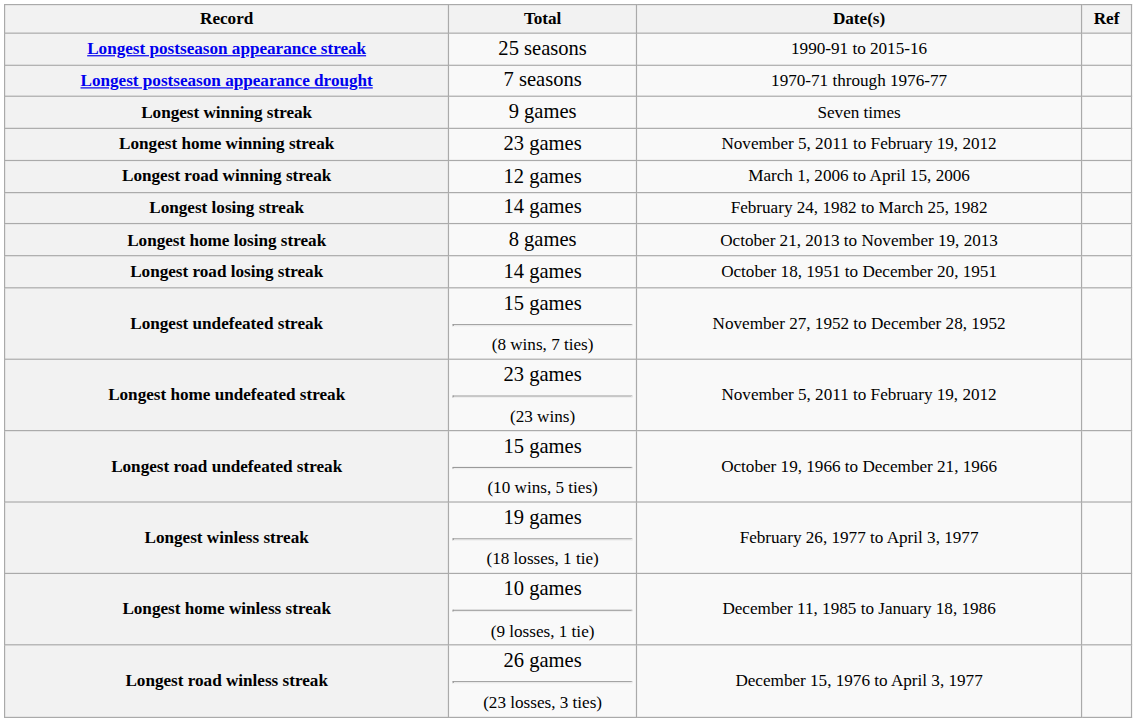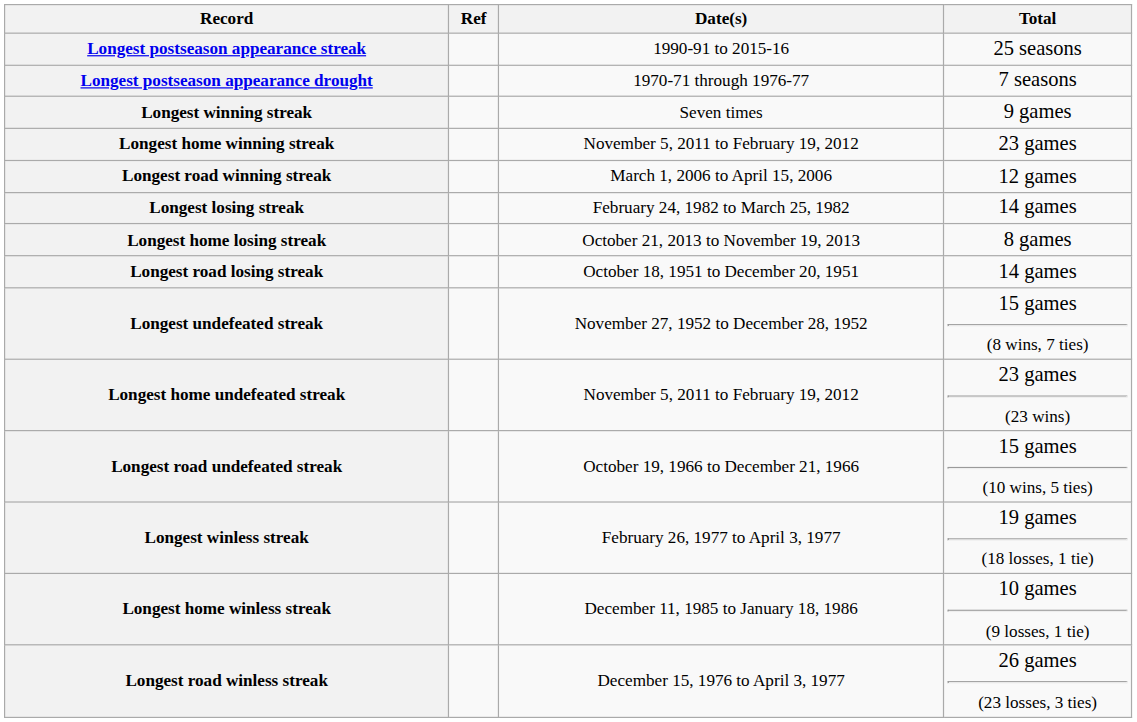columns swapped: (543, 19) <-> (1107, 19)
